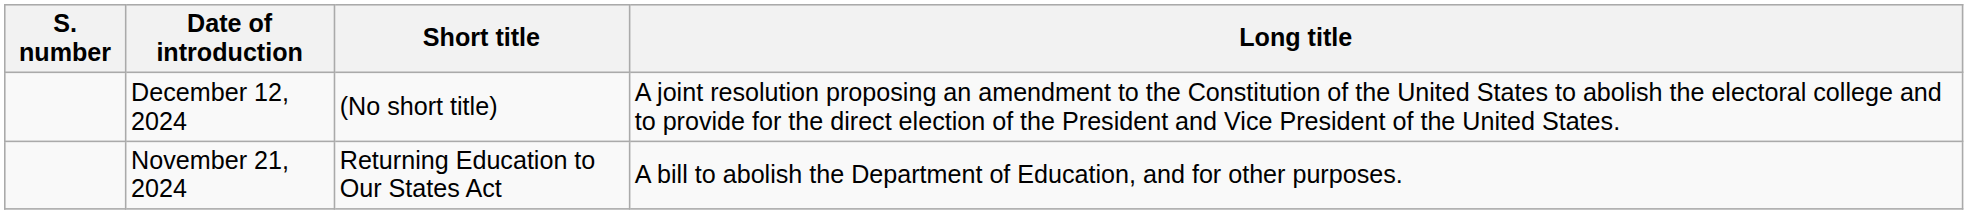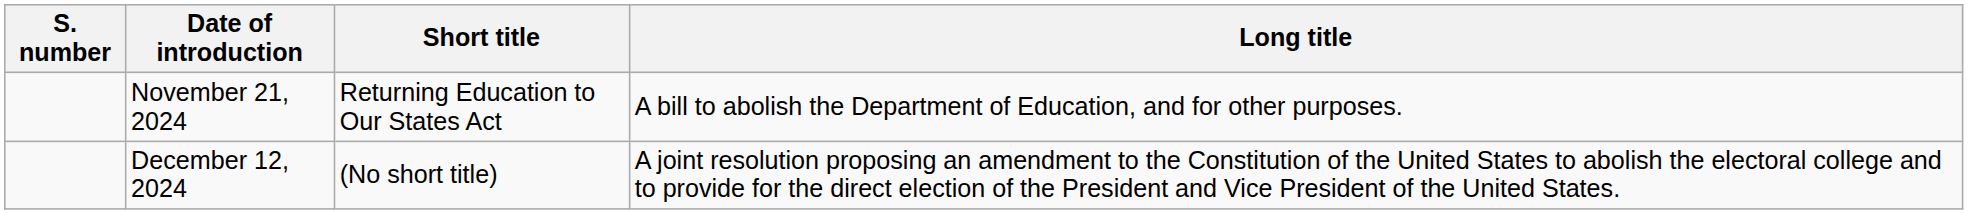rows swapped: (210, 174) <-> (210, 106)
